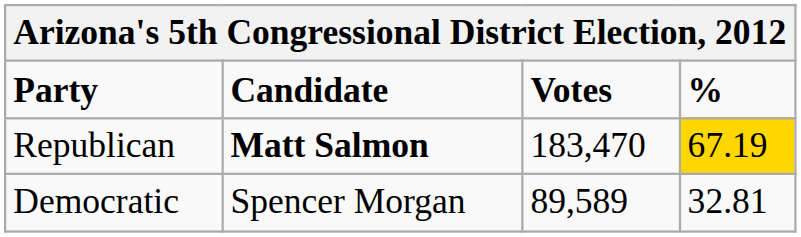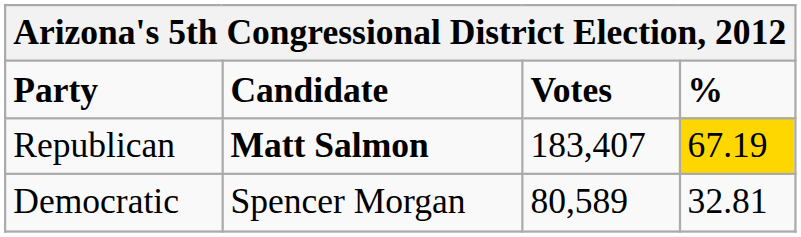(588, 145) 183,470 -> (588, 145) 183,407
(579, 201) 89,589 -> (579, 201) 80,589
